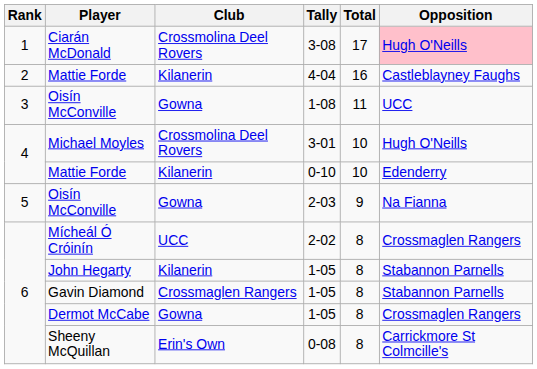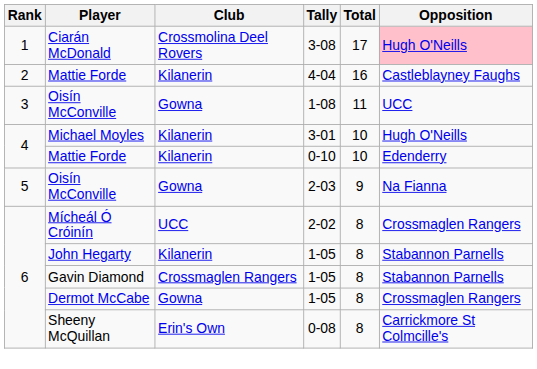(213, 142) Crossmolina Deel Rovers -> (185, 135) Kilanerin
